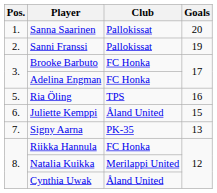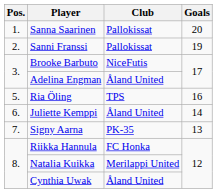(128, 63) FC Honka -> (127, 63) NiceFutis
(128, 79) FC Honka -> (135, 79) Åland United
(197, 113) 15 -> (197, 113) 14
